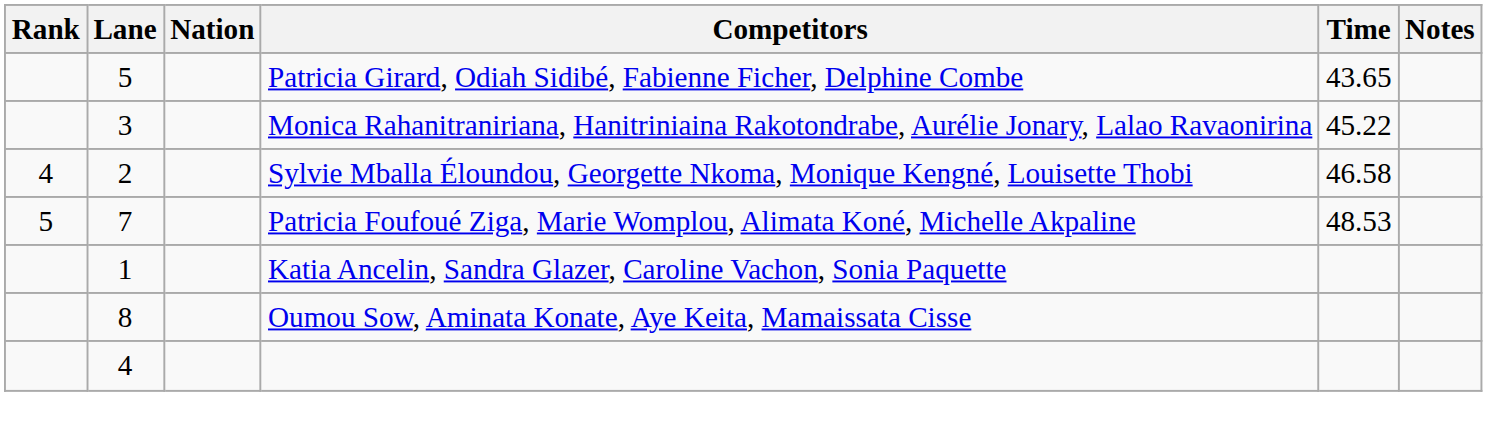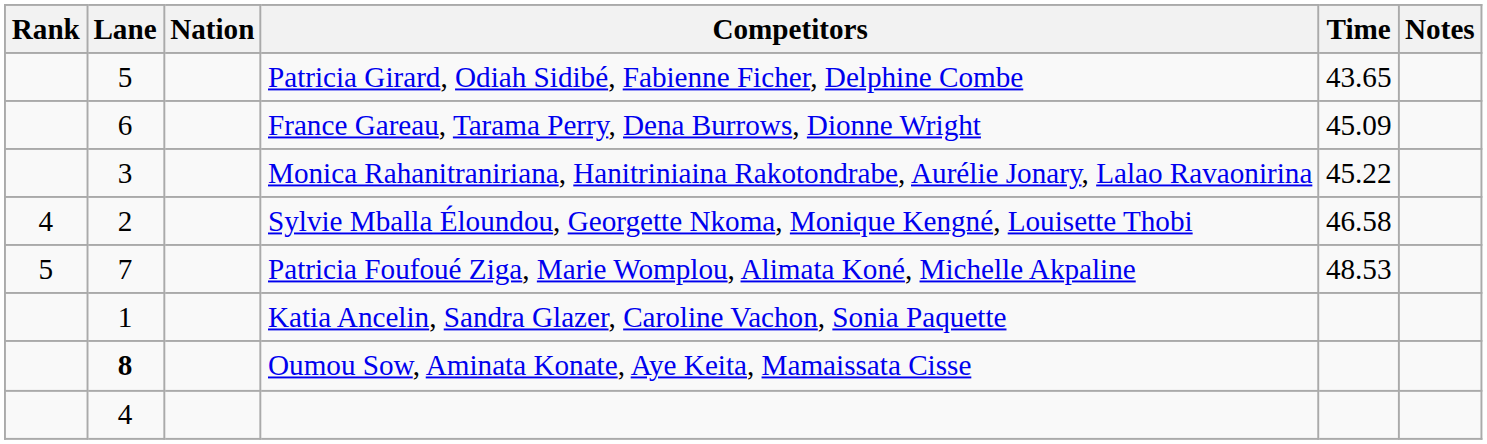+ row: (624, 124)
(125, 317) normal -> (125, 365) bold
